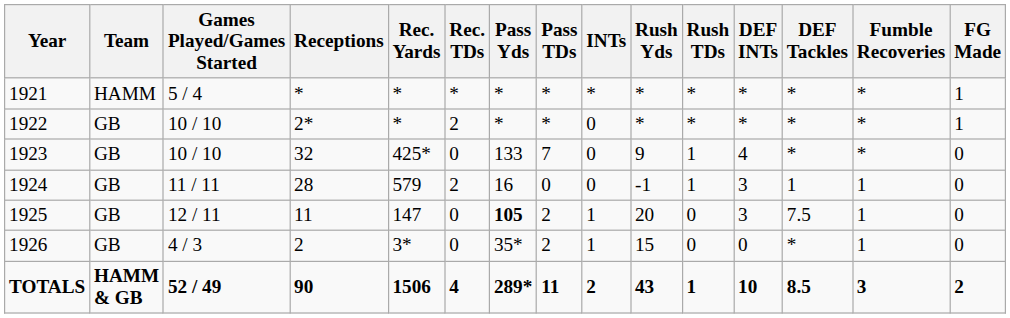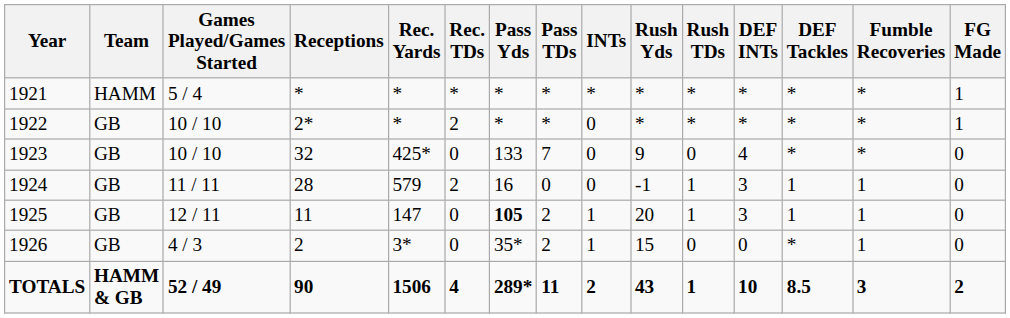(691, 154) 1 -> (691, 154) 0
(691, 215) 0 -> (691, 215) 1
(799, 215) 7.5 -> (792, 215) 1
